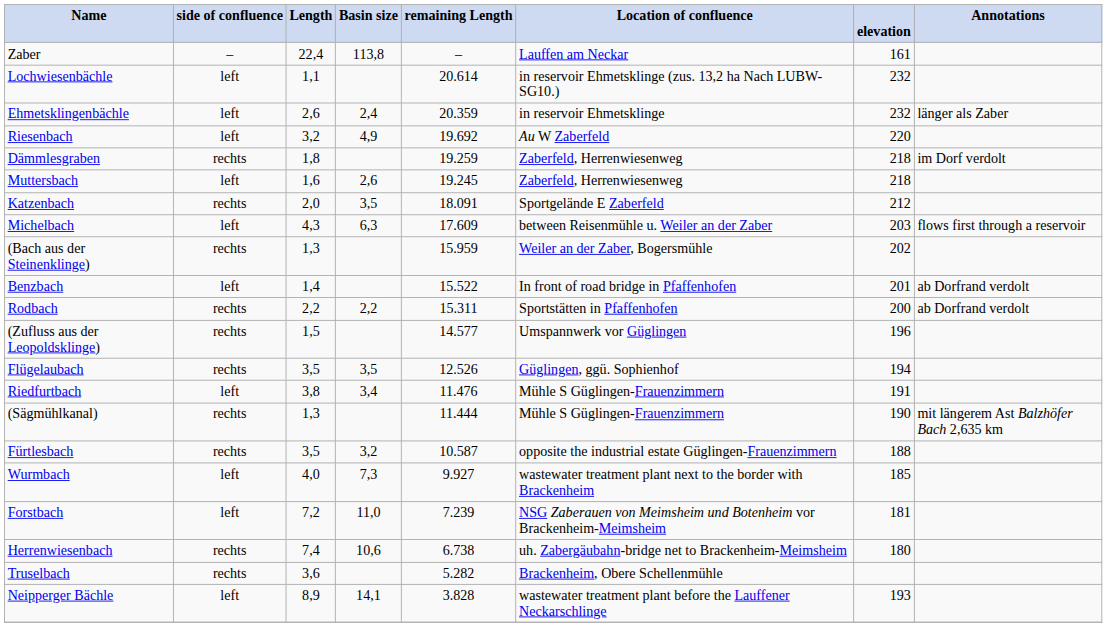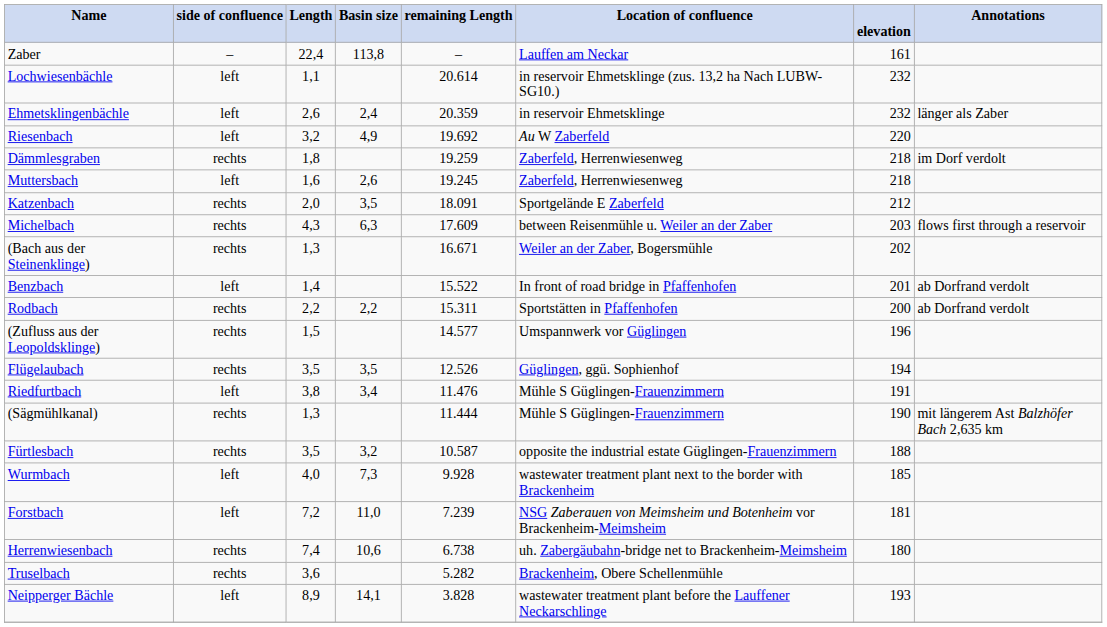(230, 225) left -> (230, 225) rechts
(459, 248) 15.959 -> (459, 248) 16.671
(459, 474) 9.927 -> (459, 474) 9.928
